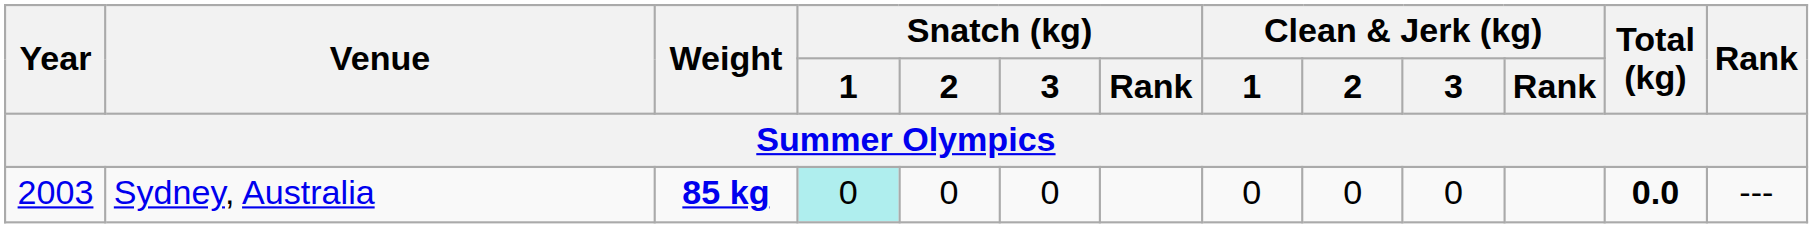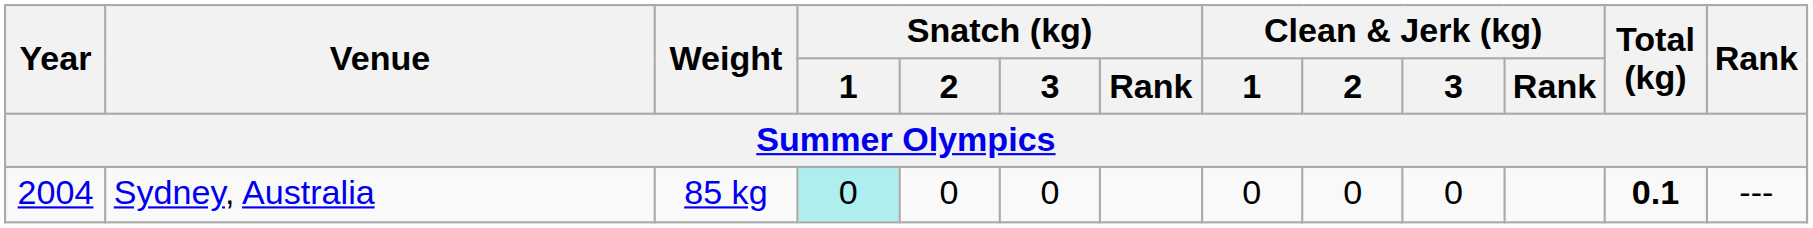(56, 193) 2003 -> (56, 193) 2004
(726, 193) bold -> (726, 193) normal
(1655, 193) 0.0 -> (1655, 193) 0.1
